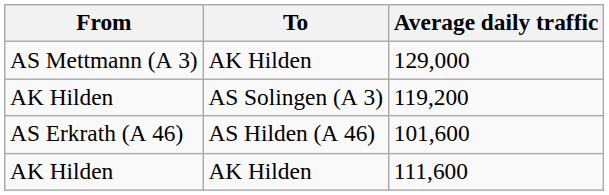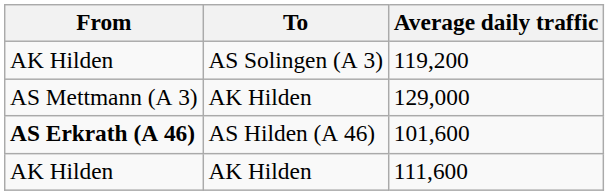rows swapped: (432, 60) <-> (431, 97)
(97, 134) normal -> (103, 134) bold
